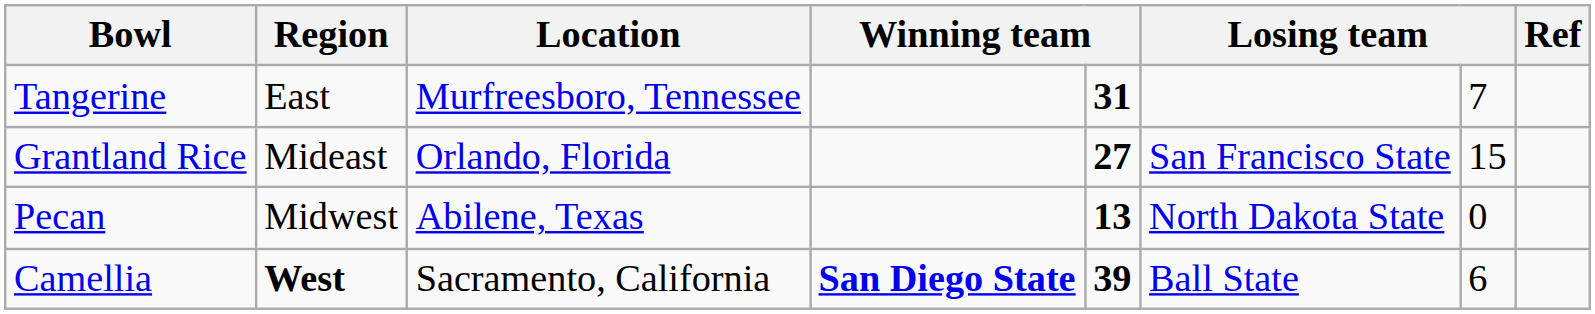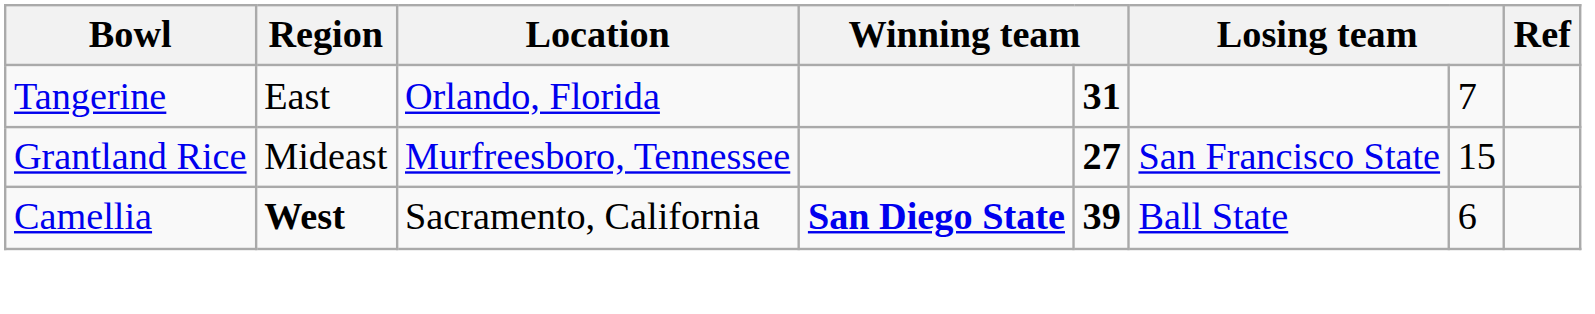(608, 95) Murfreesboro, Tennessee -> (532, 95) Orlando, Florida
(543, 156) Orlando, Florida -> (598, 156) Murfreesboro, Tennessee
- row: (60, 216)
